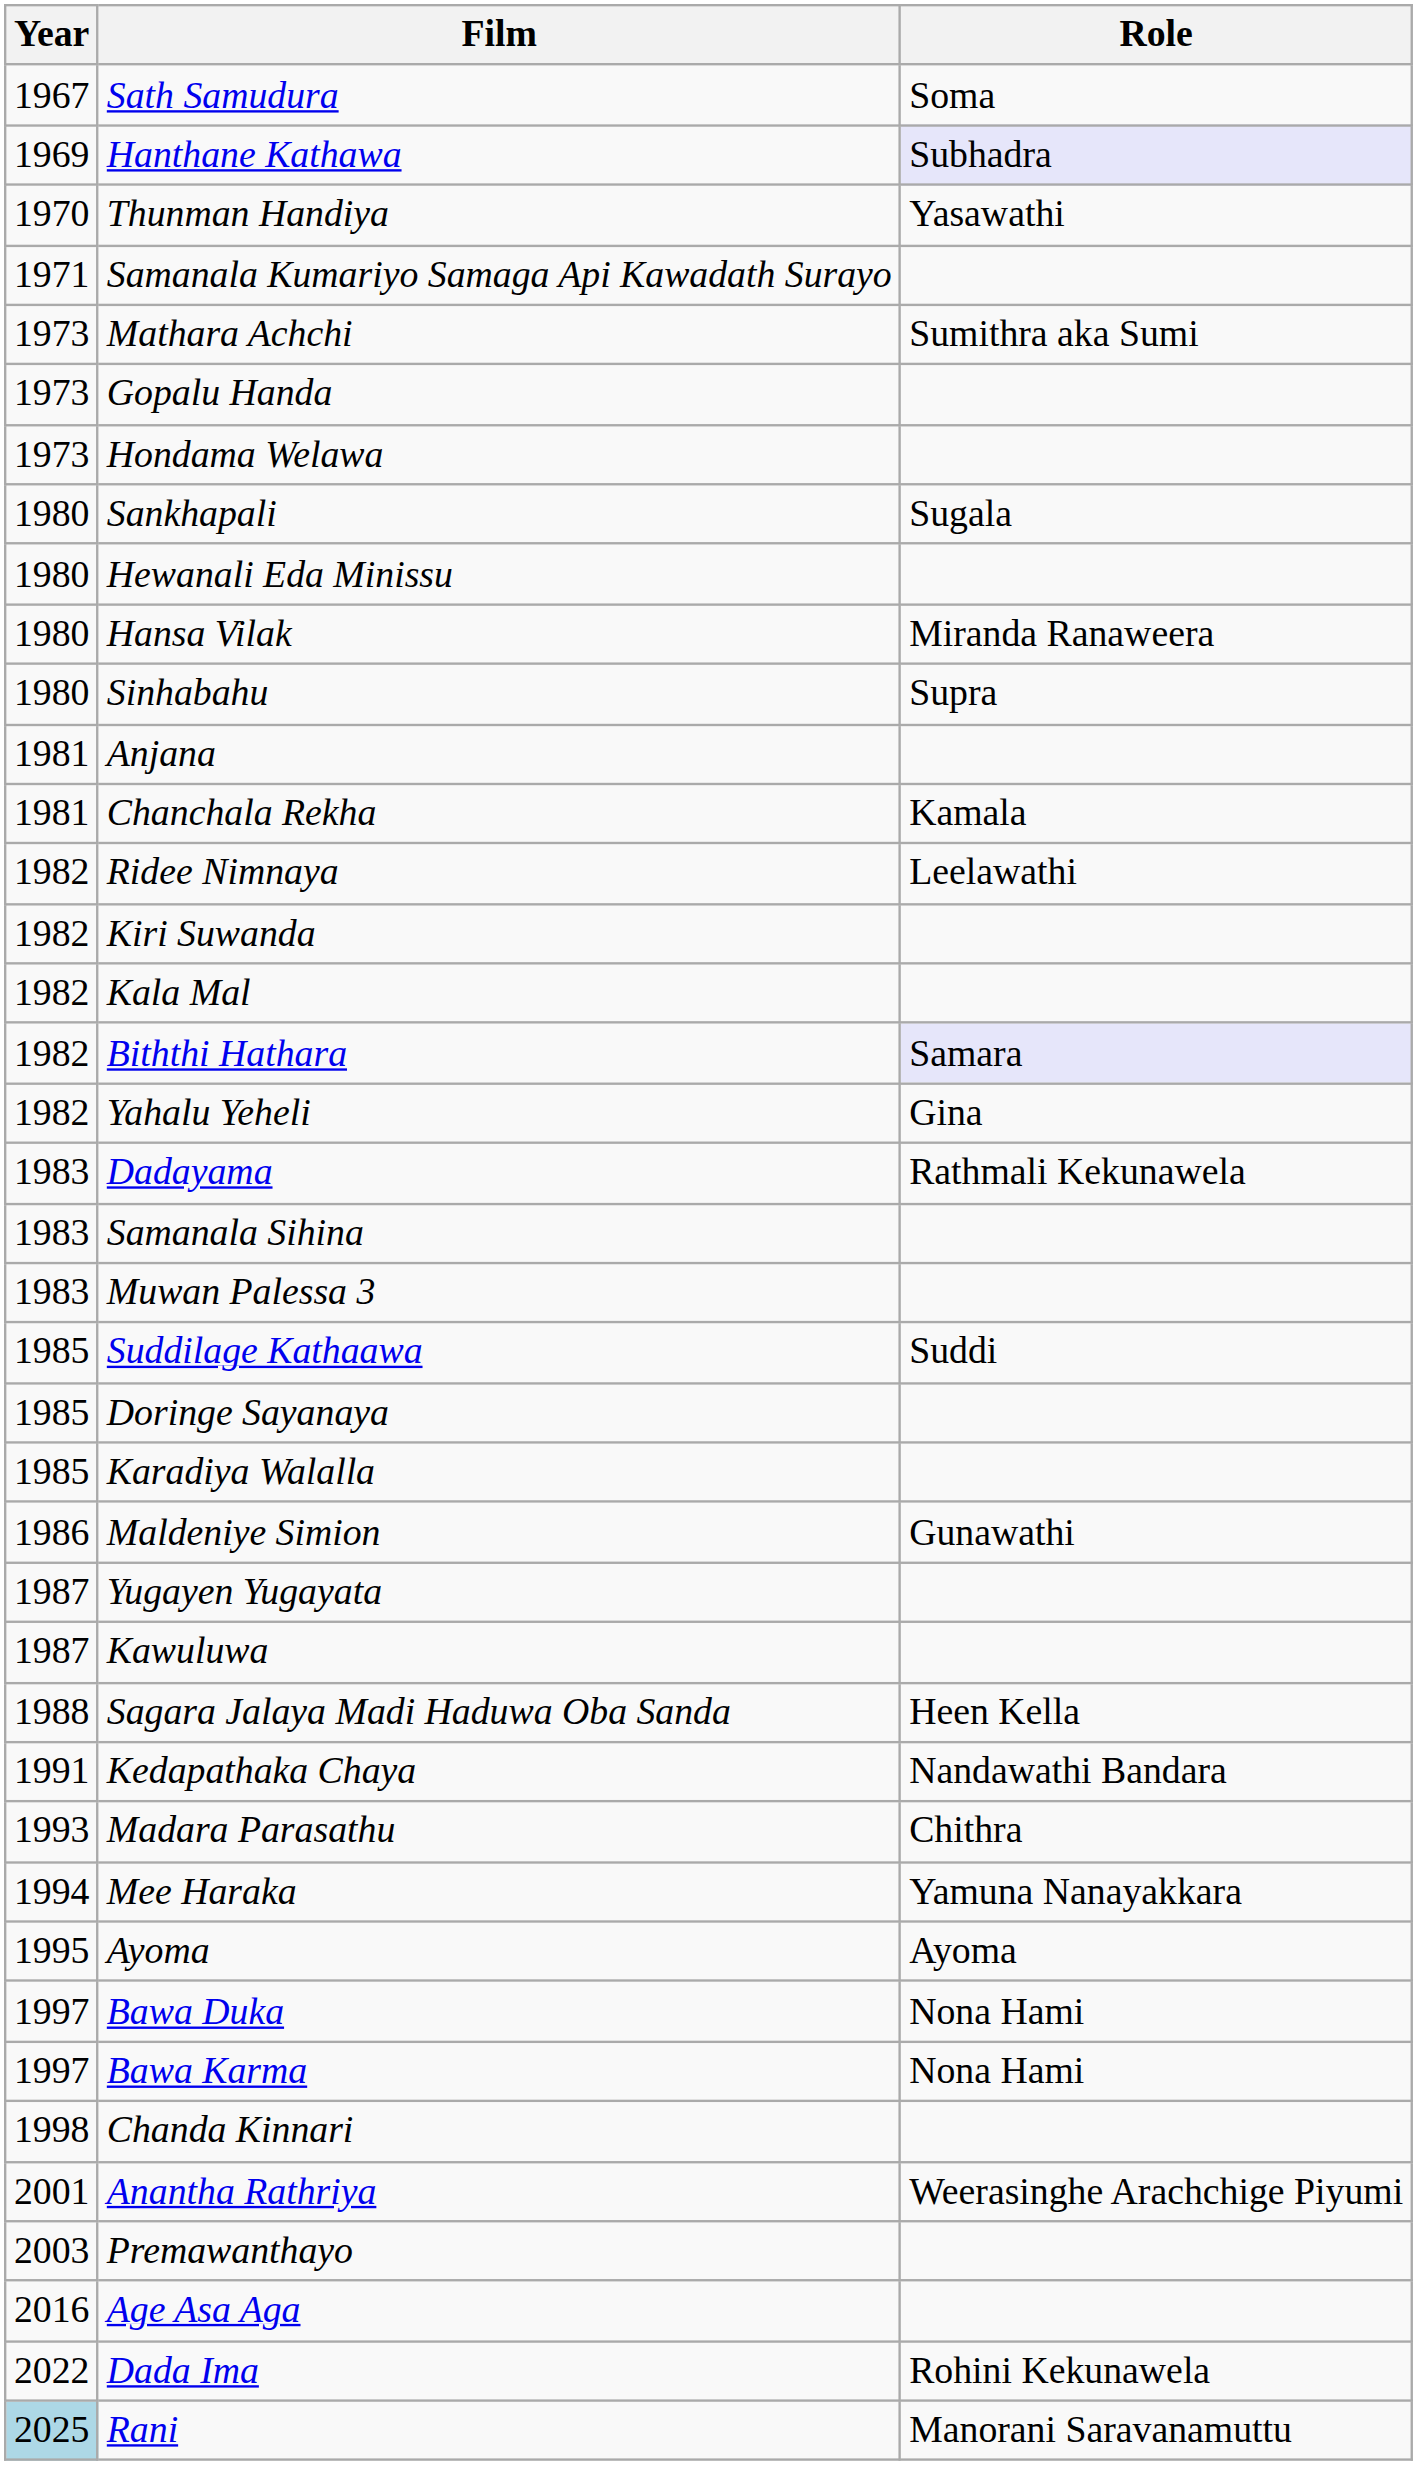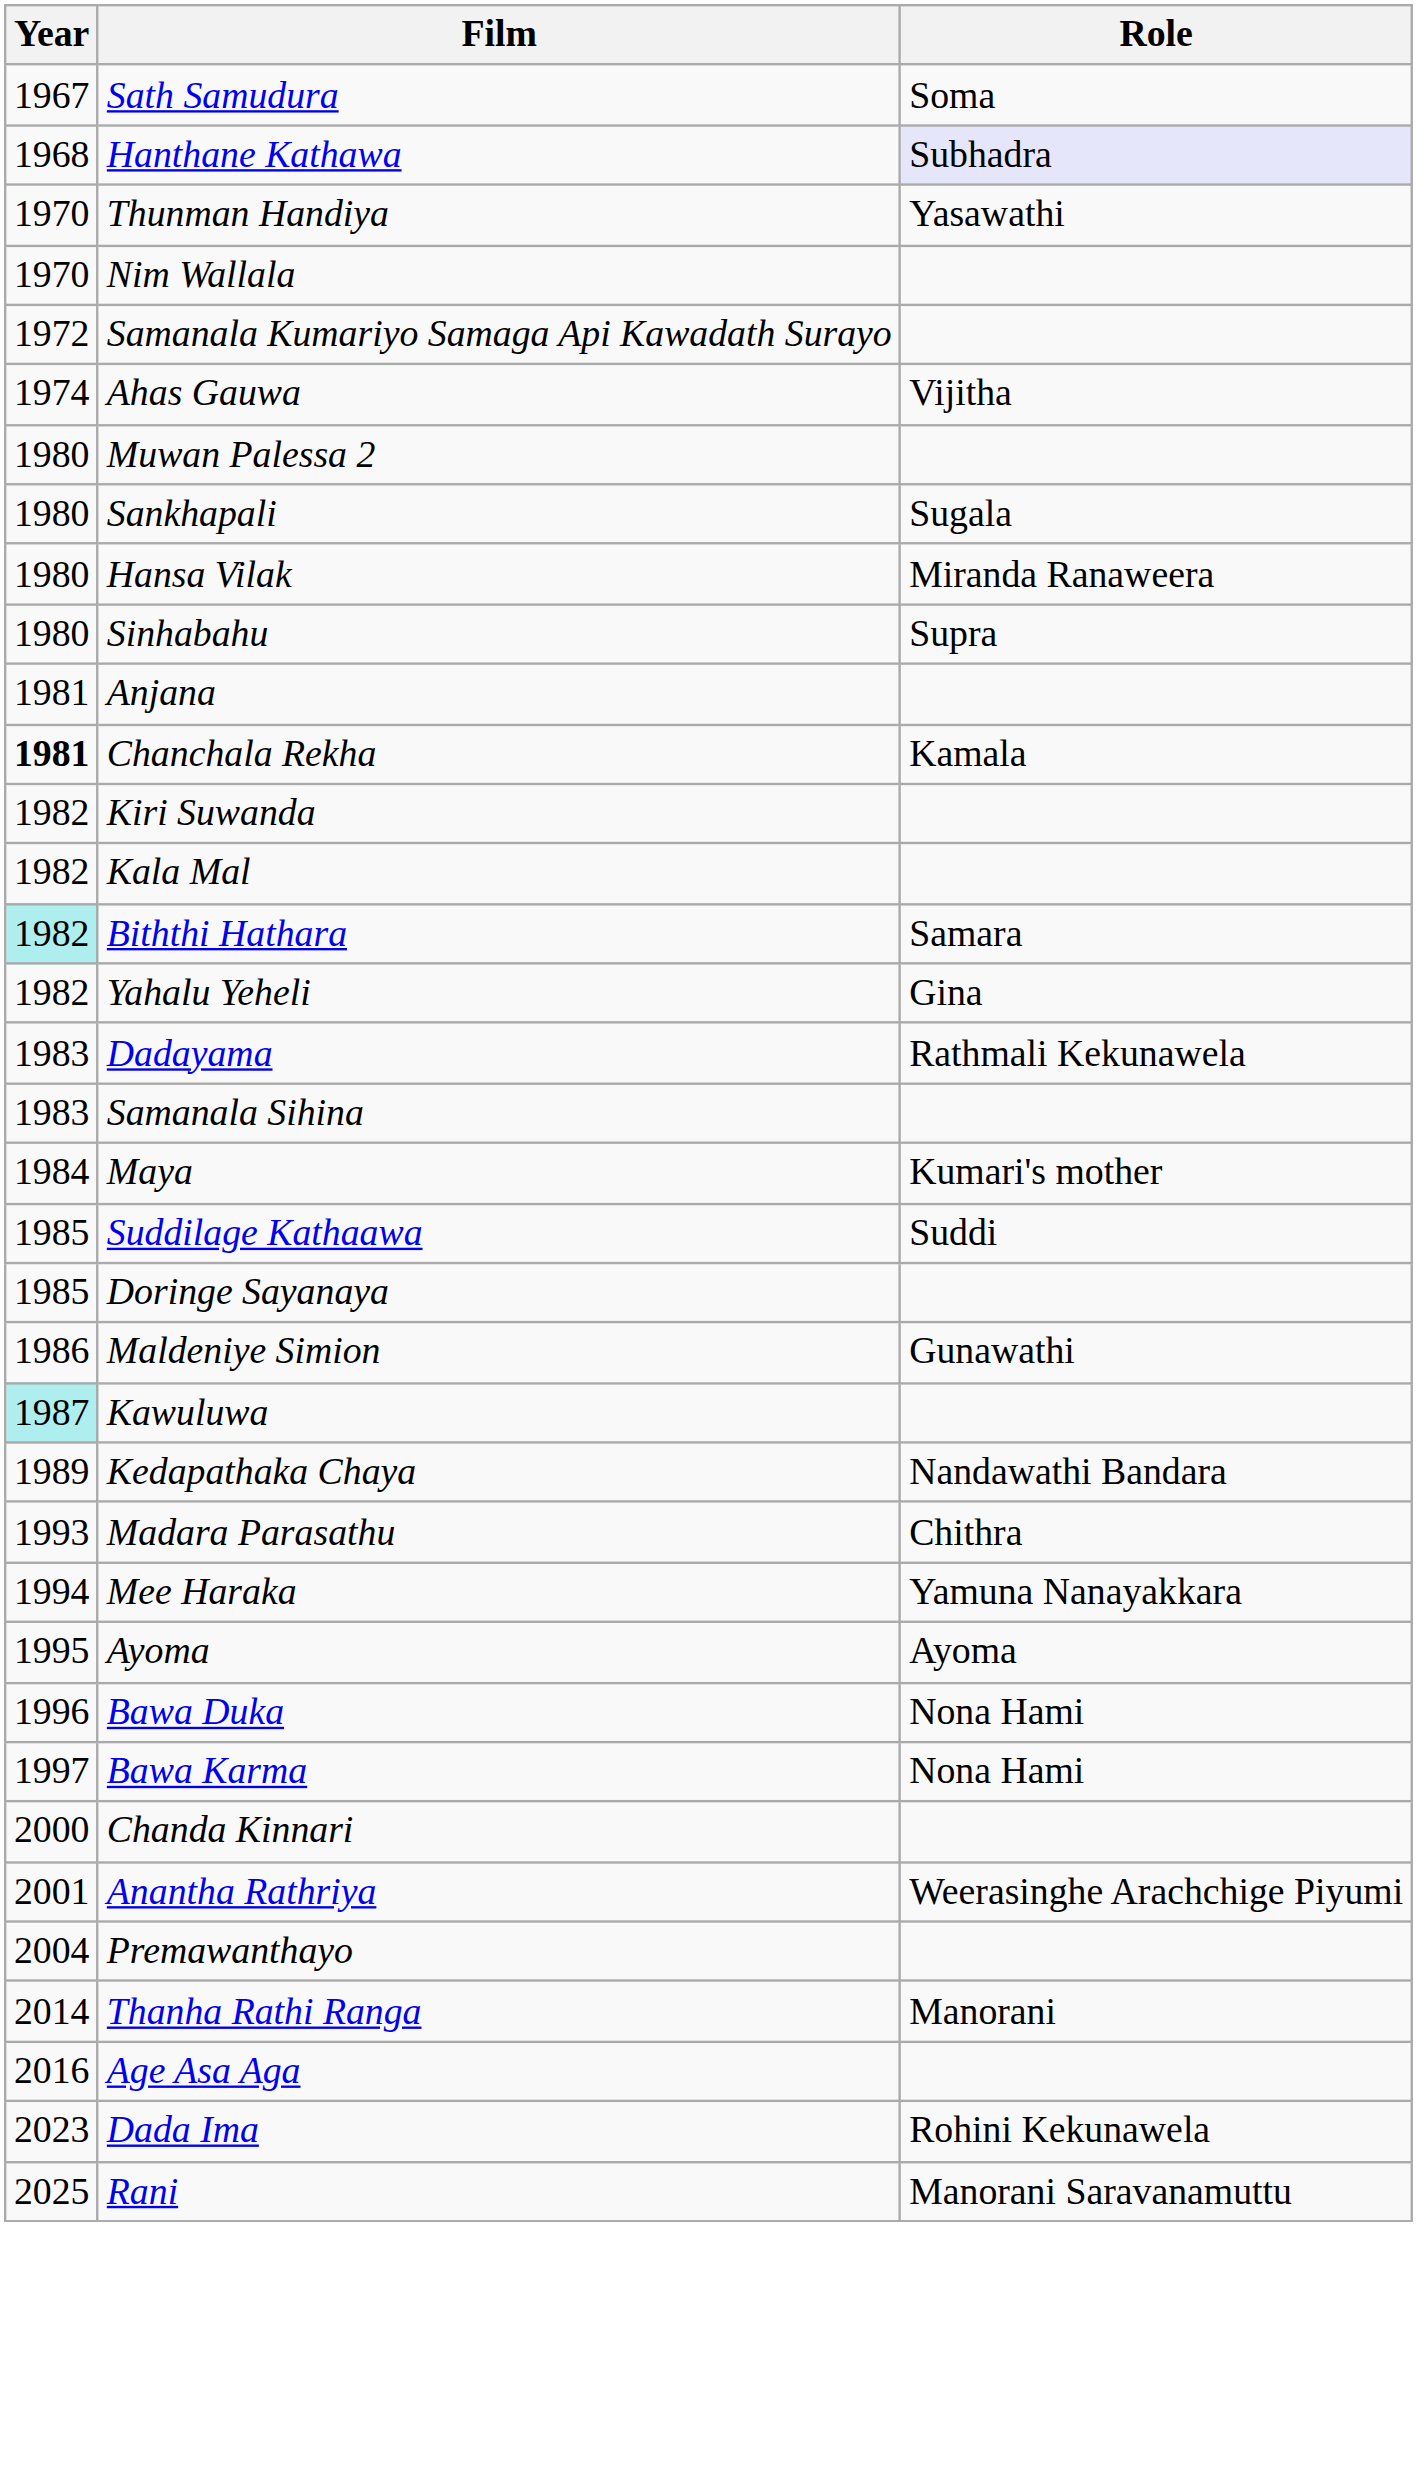(52, 154) 1969 -> (52, 154) 1968
+ row: (201, 273)
(52, 273) 1971 -> (52, 333) 1972
- row: (230, 333)
- row: (220, 393)
- row: (245, 453)
+ row: (204, 393)
+ row: (241, 453)
- row: (280, 573)
(52, 812) normal -> (52, 753) bold
- row: (223, 872)
(52, 1052) no background -> (52, 932) paleturquoise background
(966, 1052) lavender background -> (966, 932) no background
- row: (241, 1292)
+ row: (150, 1172)
- row: (241, 1471)
- row: (244, 1591)
(52, 1651) no background -> (52, 1411) paleturquoise background
- row: (419, 1711)
(52, 1771) 1991 -> (52, 1471) 1989
(52, 2010) 1997 -> (52, 1711) 1996
(52, 2130) 1998 -> (52, 1830) 2000
(52, 2250) 2003 -> (52, 1950) 2004
+ row: (264, 2010)
(52, 2369) 2022 -> (52, 2130) 2023
(52, 2429) lightblue background -> (52, 2190) no background
